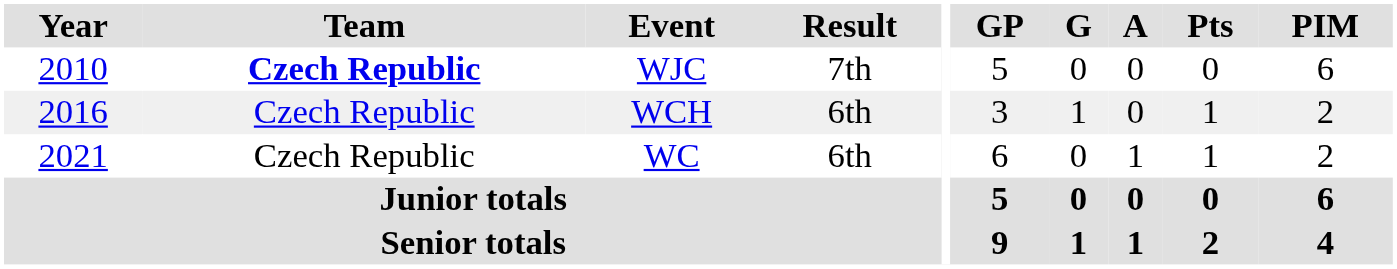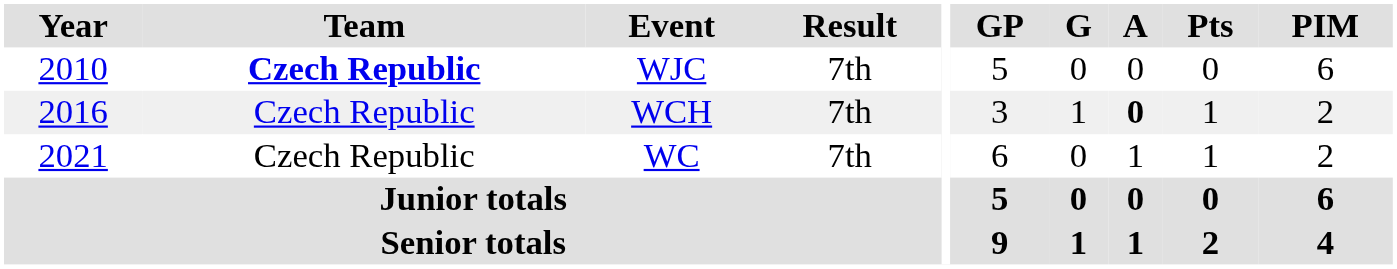(850, 111) 6th -> (850, 111) 7th
(1135, 111) normal -> (1135, 111) bold
(850, 155) 6th -> (850, 155) 7th
